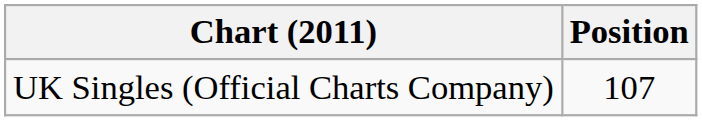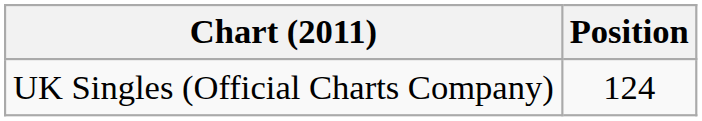(629, 86) 107 -> (629, 86) 124
